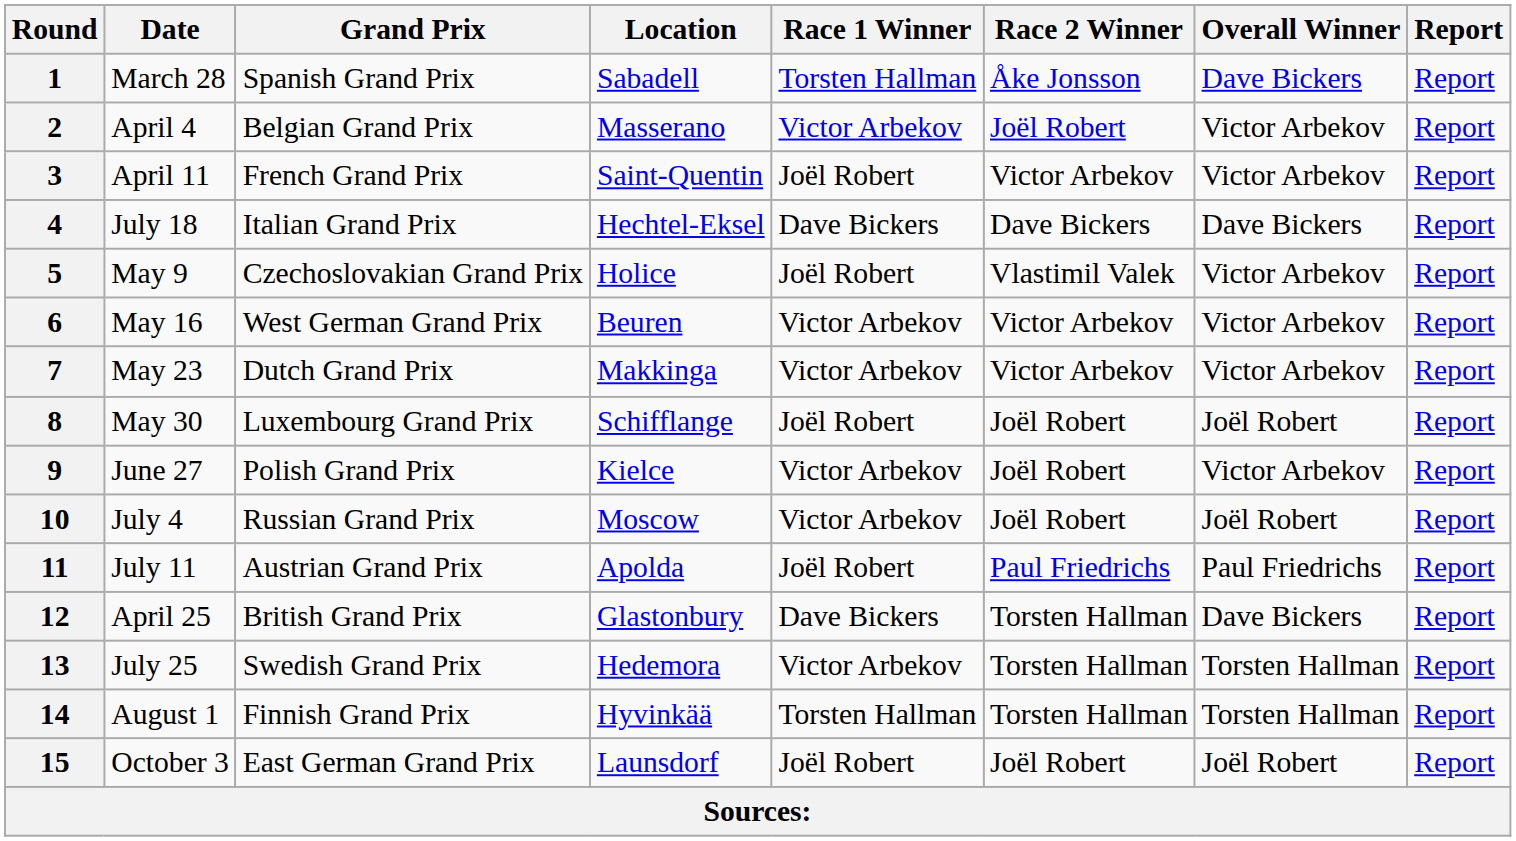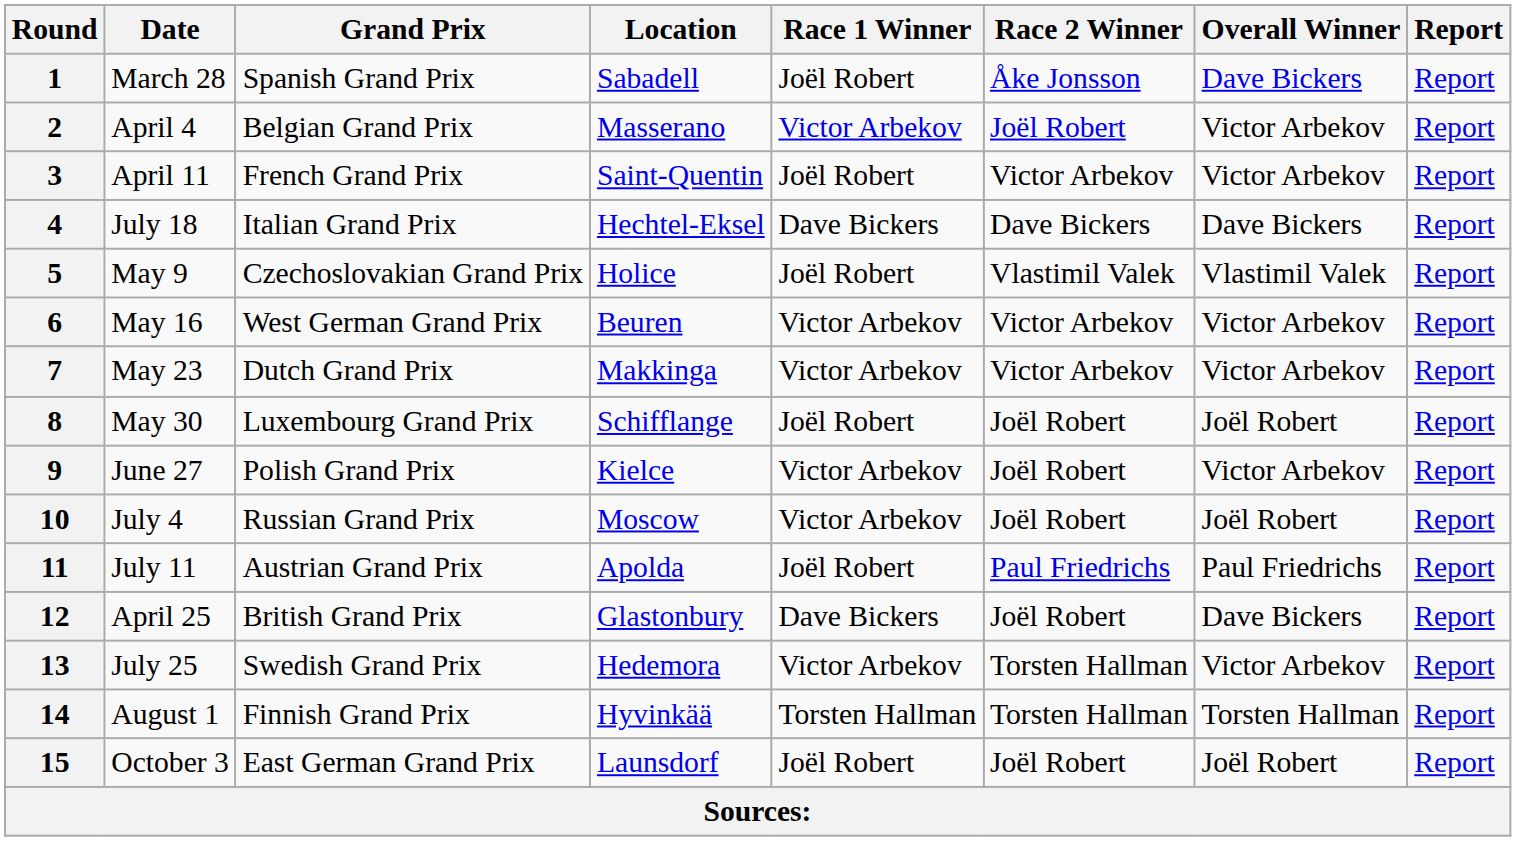(877, 77) Torsten Hallman -> (846, 77) Joël Robert
(1293, 273) Victor Arbekov -> (1294, 273) Vlastimil Valek
(1089, 615) Torsten Hallman -> (1058, 615) Joël Robert
(1301, 664) Torsten Hallman -> (1293, 664) Victor Arbekov
